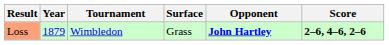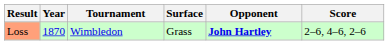(54, 31) 1879 -> (54, 31) 1870
(335, 31) bold -> (335, 31) normal
